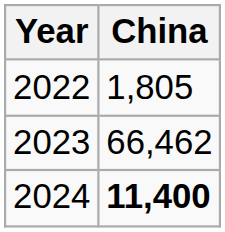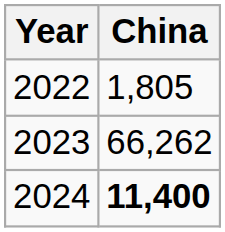(159, 142) 66,462 -> (159, 142) 66,262
